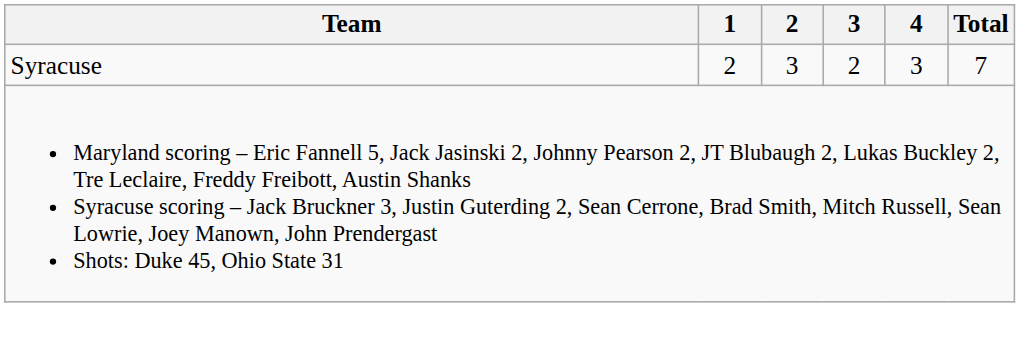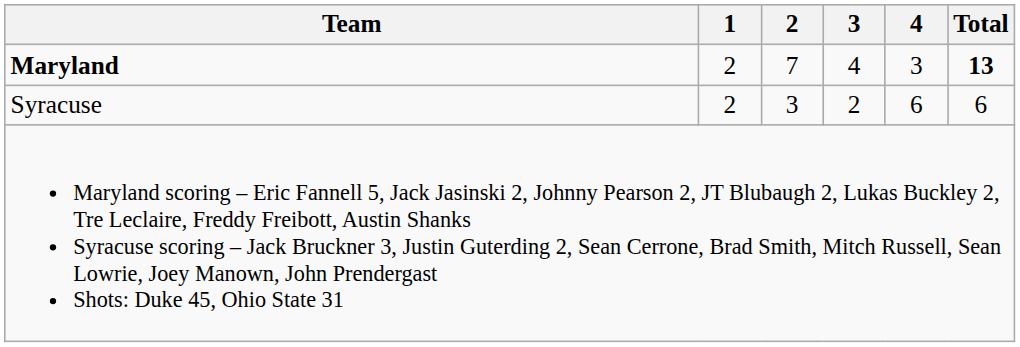+ row: (65, 64)
(916, 64) 3 -> (916, 104) 6
(981, 64) 7 -> (981, 104) 6
